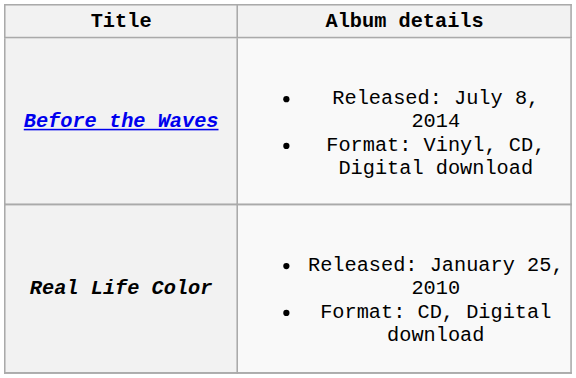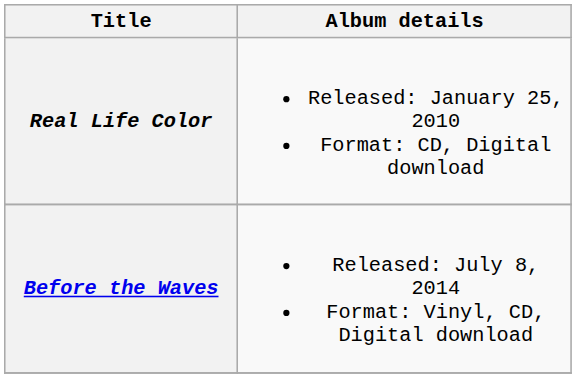rows swapped: (121, 289) <-> (121, 121)
